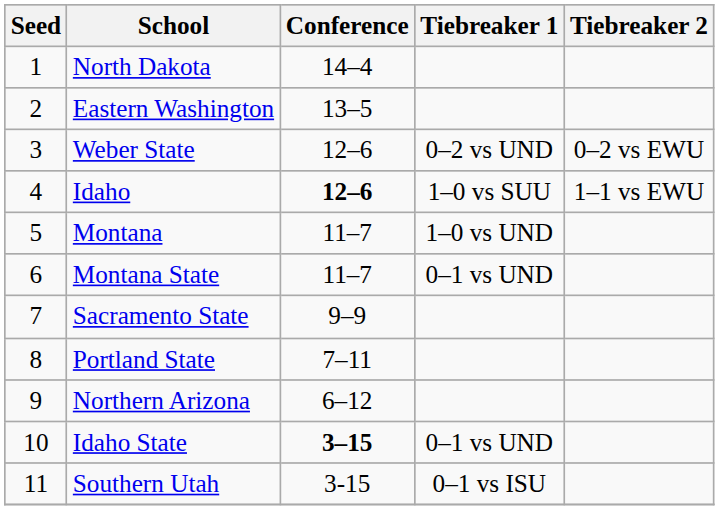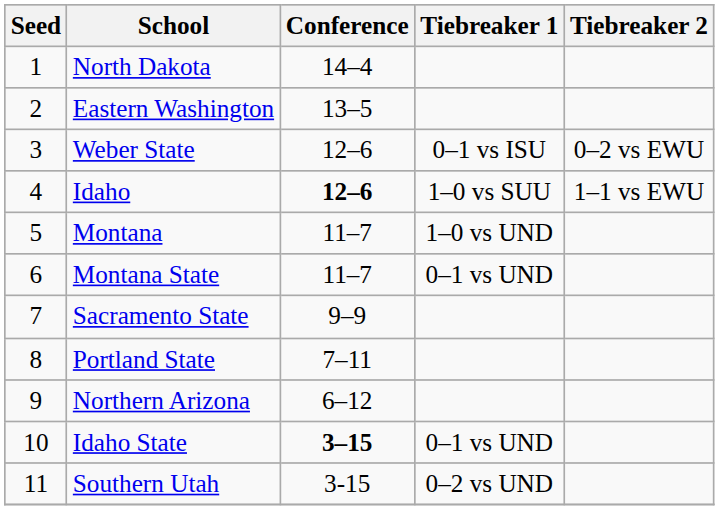(489, 150) 0–2 vs UND -> (489, 150) 0–1 vs ISU
(489, 483) 0–1 vs ISU -> (489, 483) 0–2 vs UND
